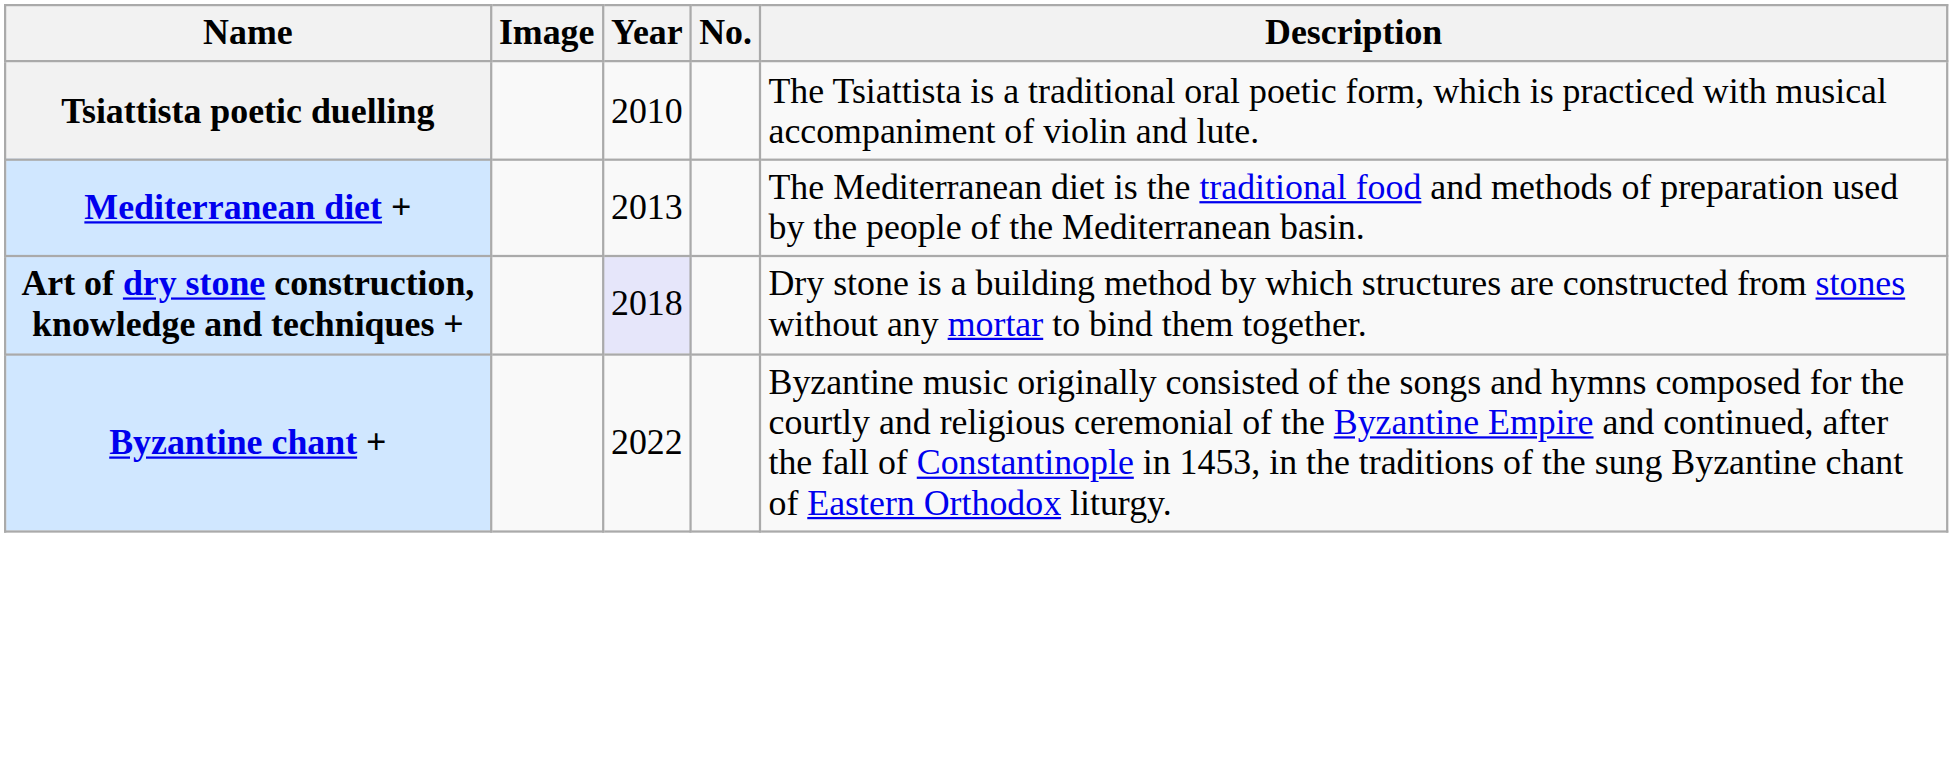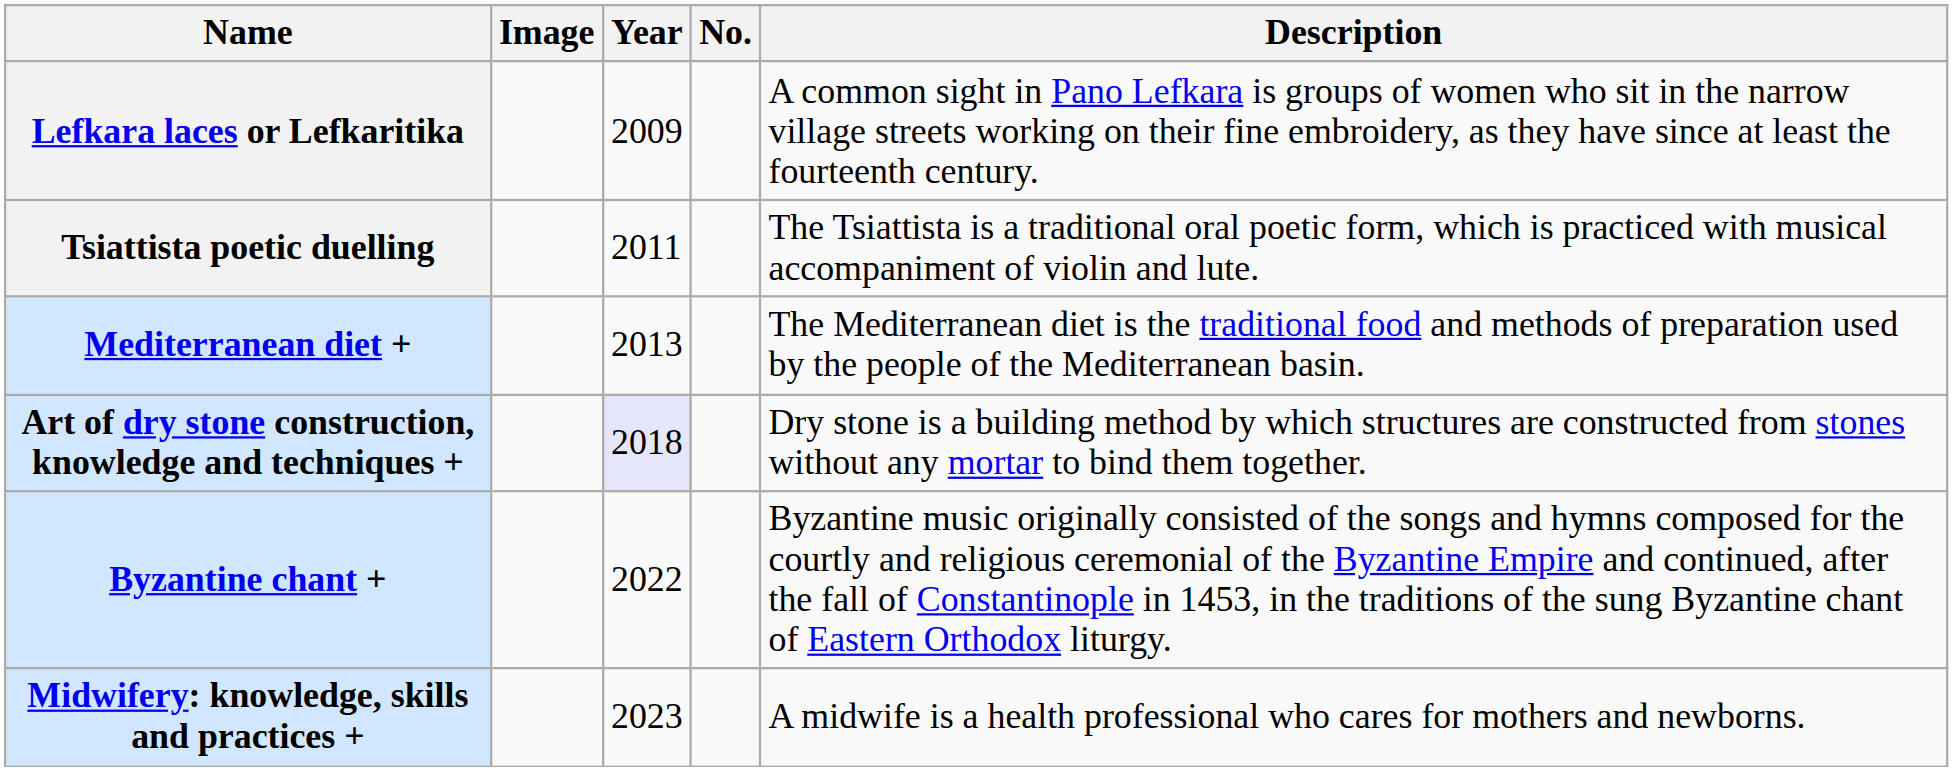+ row: (248, 130)
(647, 109) 2010 -> (646, 247) 2011
+ row: (248, 716)
